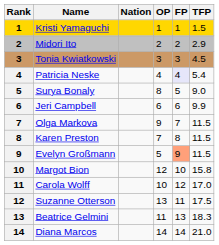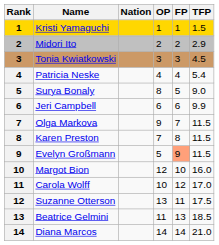(178, 75) lavender background -> (178, 75) no background
(202, 169) 15.8 -> (202, 169) 16.0
(202, 216) 18.3 -> (202, 216) 18.5
